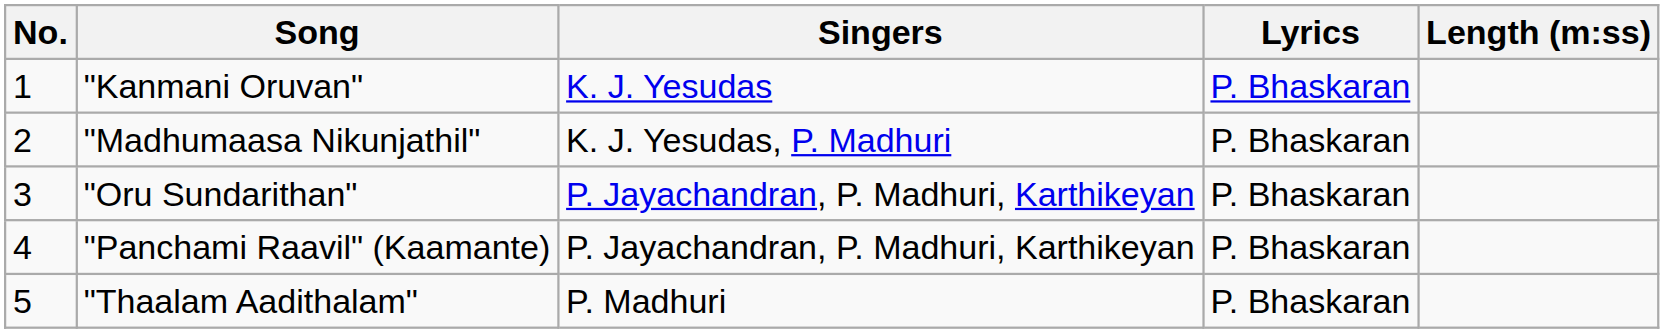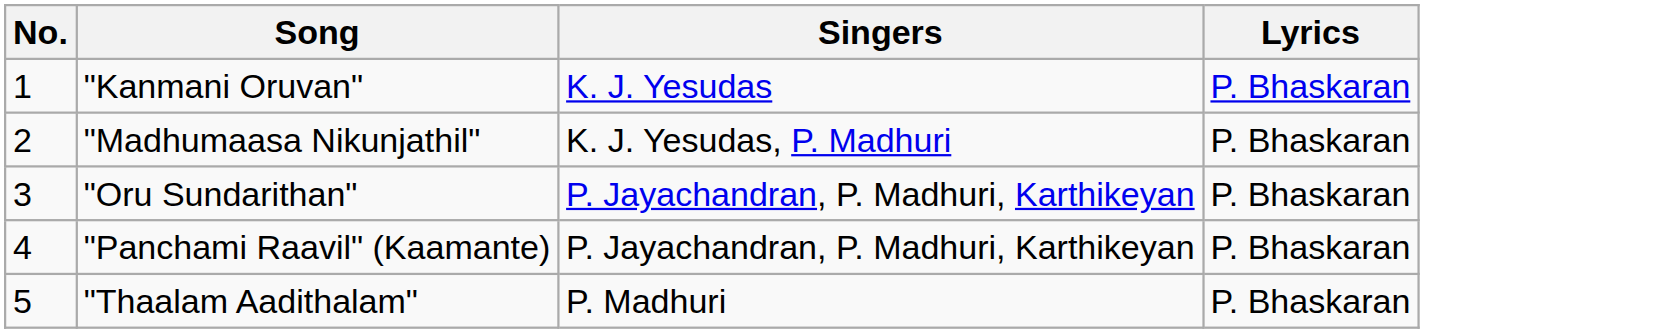- column: (1539, 32)
